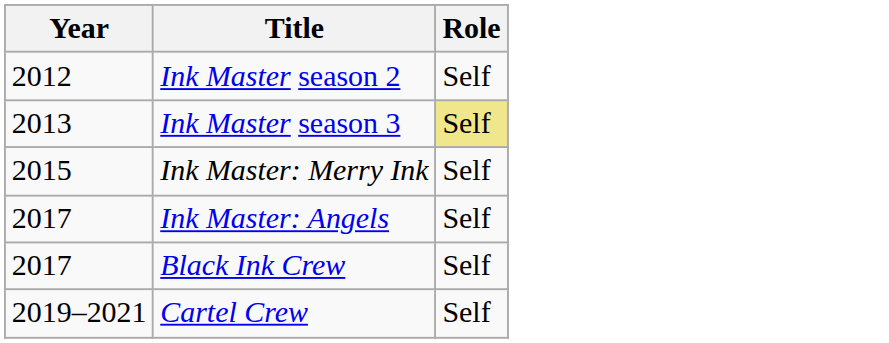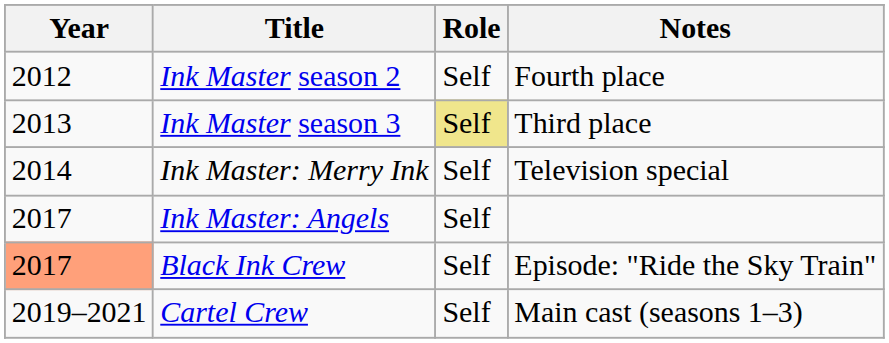+ column: (695, 28)
(42, 170) 2015 -> (42, 170) 2014
(42, 265) no background -> (42, 265) lightsalmon background
